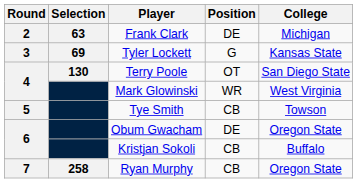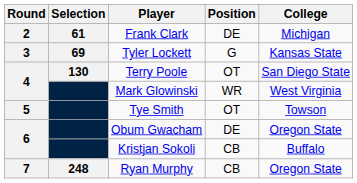(78, 33) 63 -> (78, 33) 61
(232, 110) CB -> (232, 110) OT
(78, 168) 258 -> (78, 168) 248
